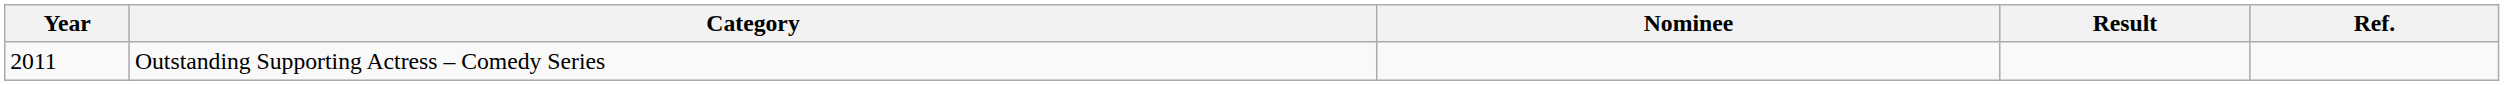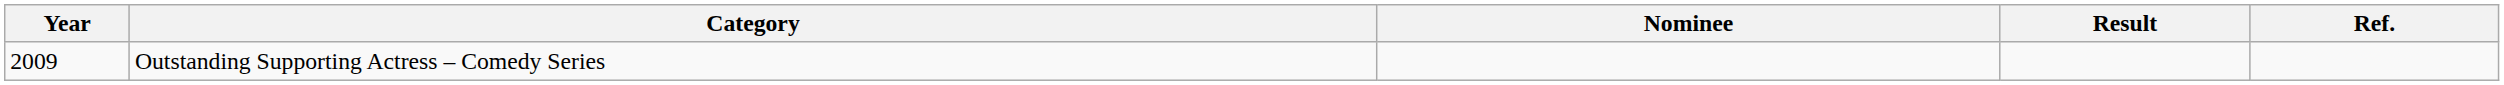(33, 60) 2011 -> (34, 60) 2009
